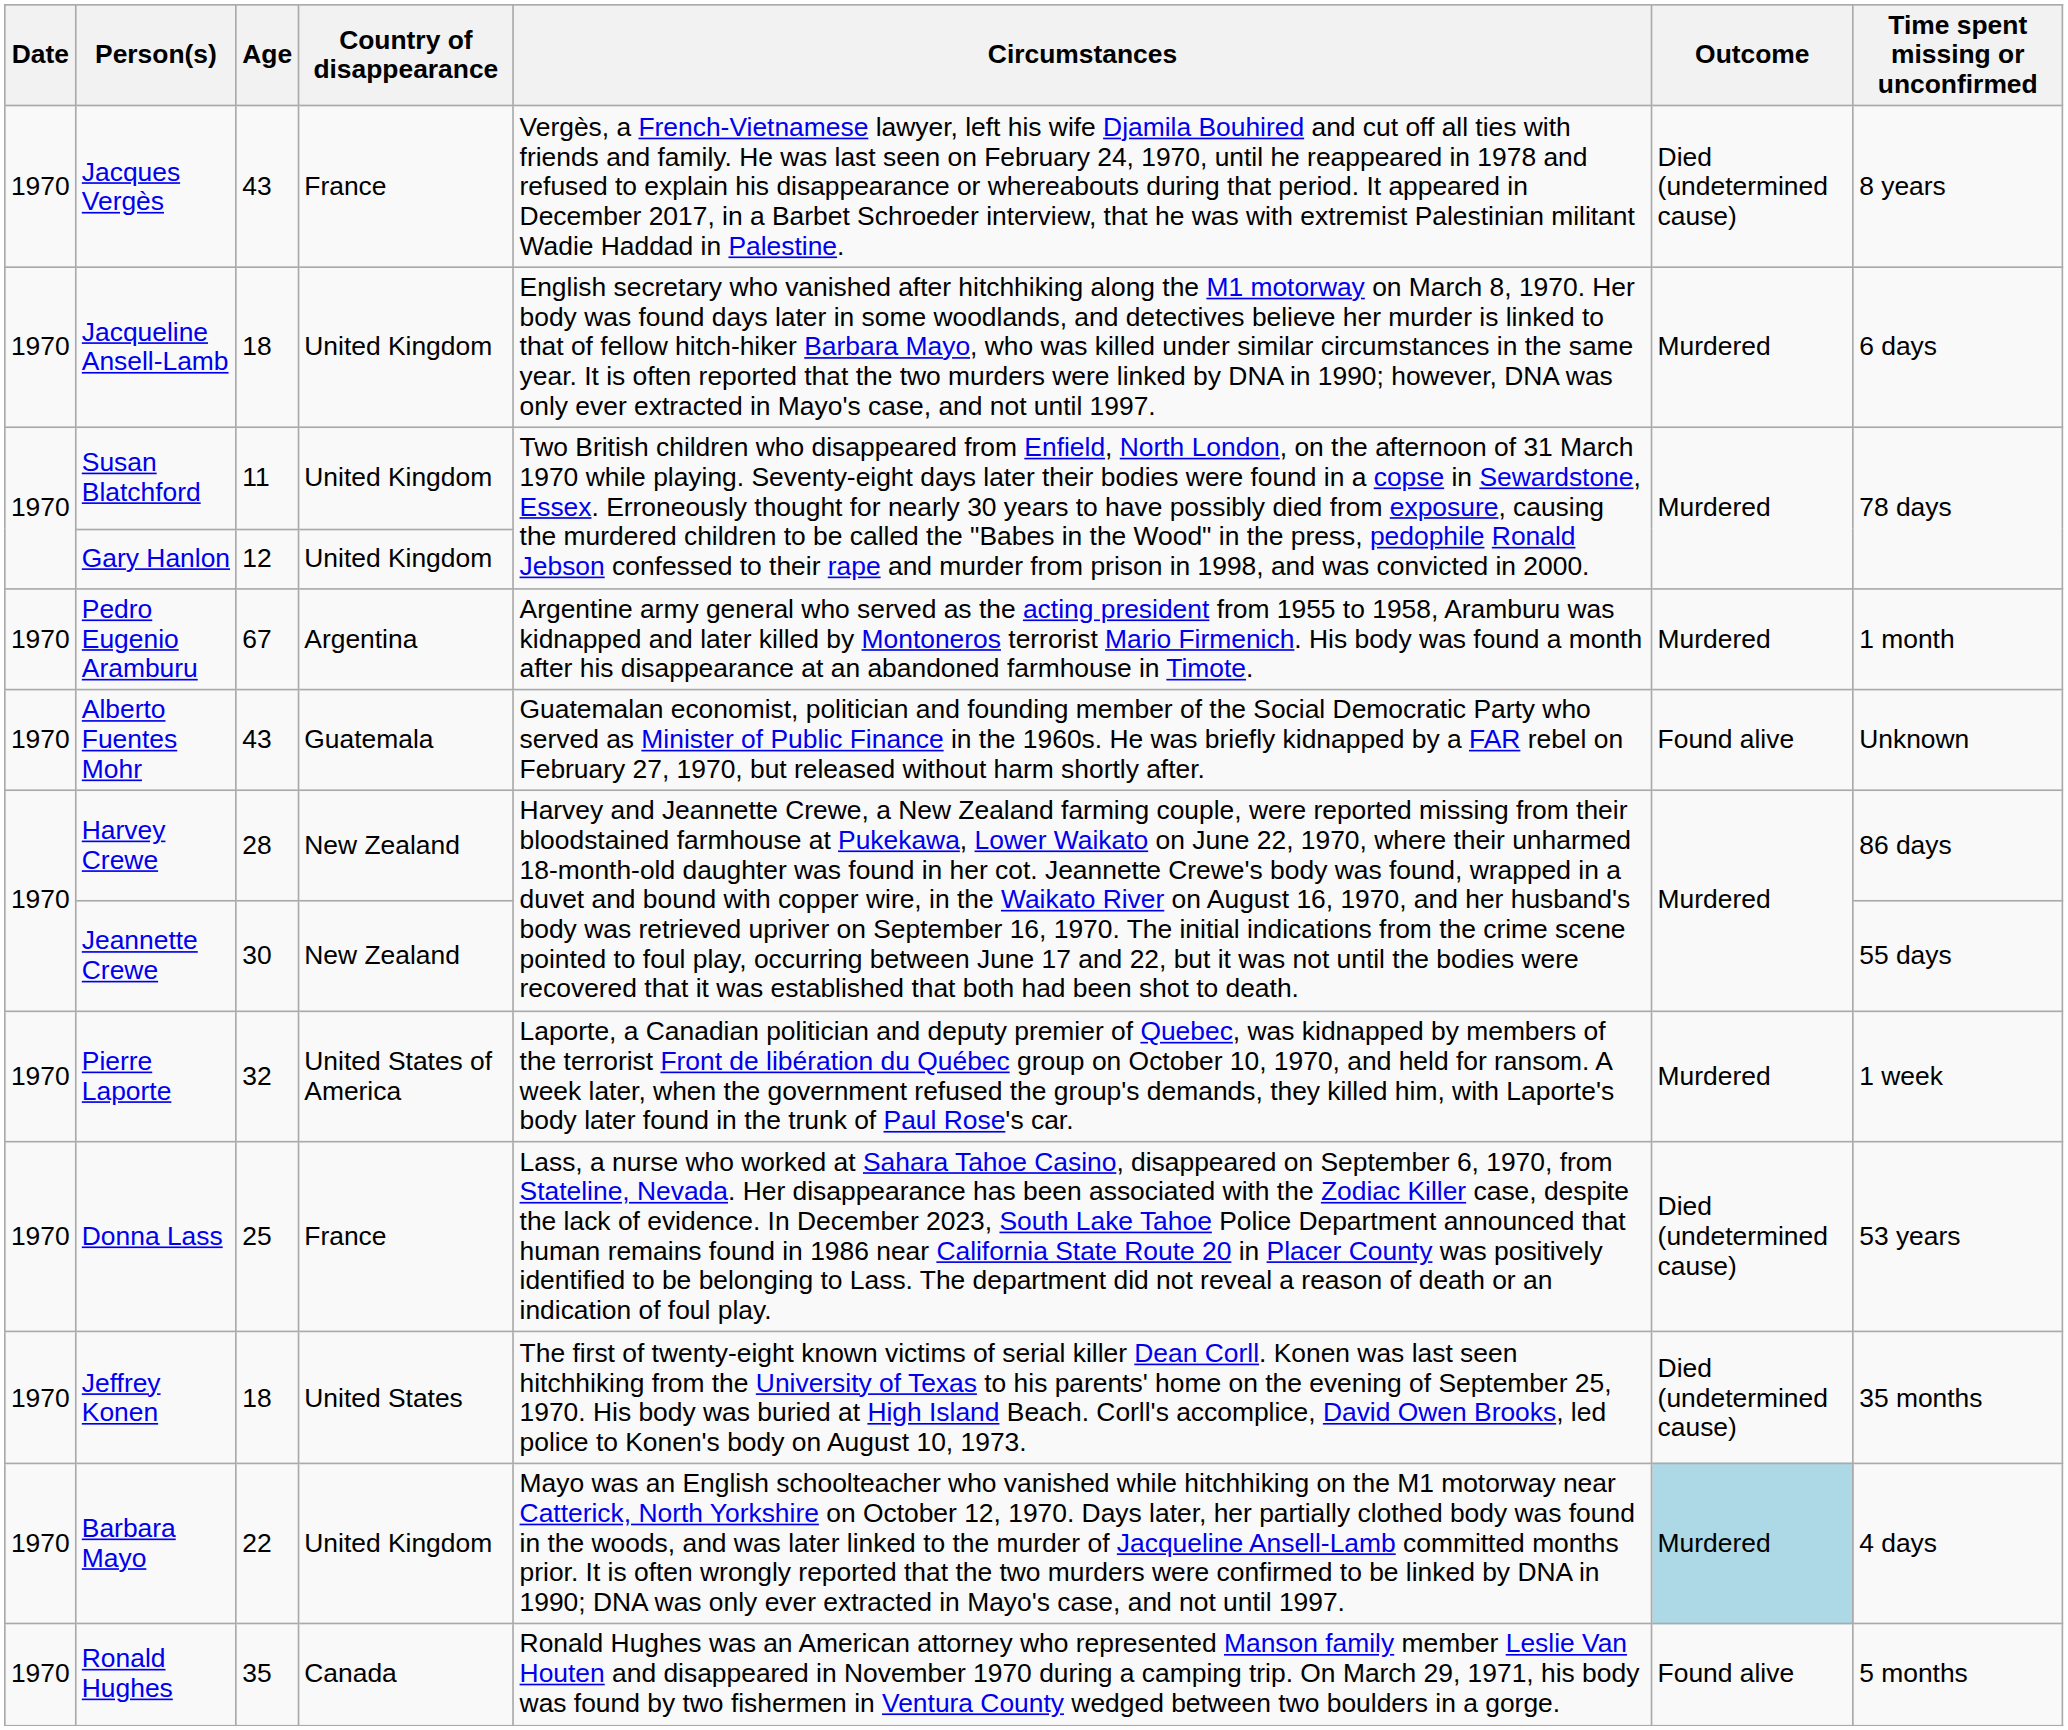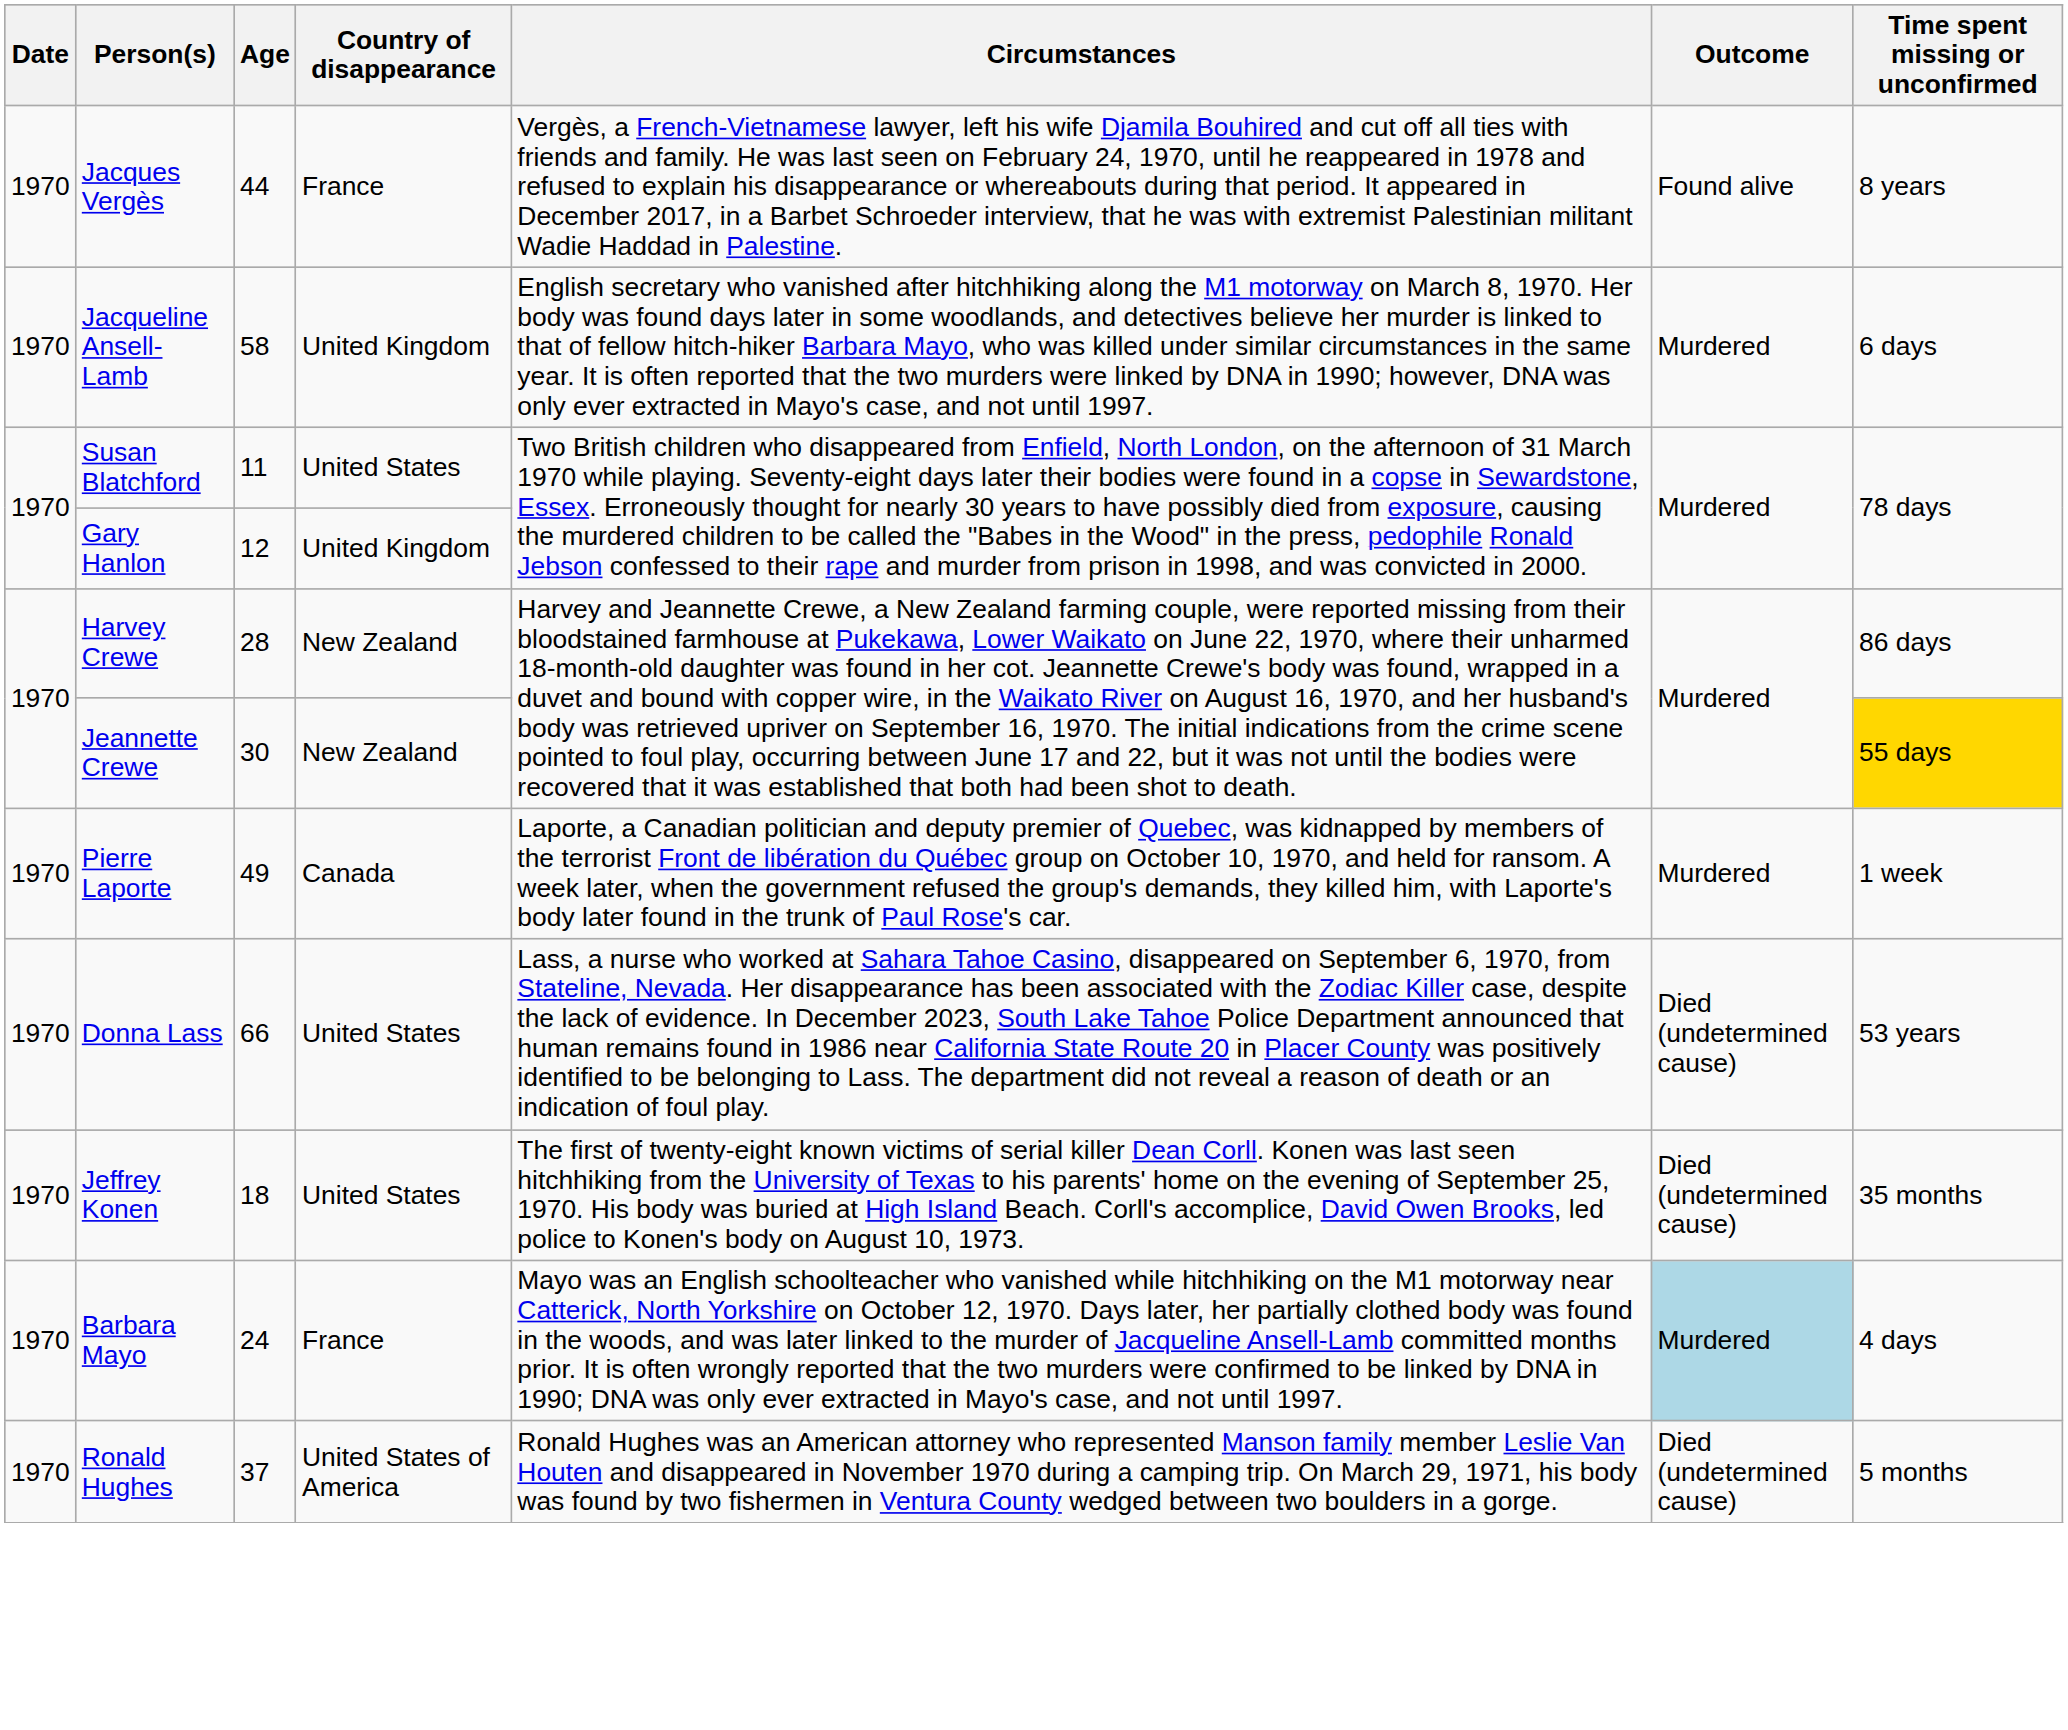(257, 186) 43 -> (255, 186) 44
(1743, 186) Died (undetermined cause) -> (1726, 186) Found alive
(257, 346) 18 -> (255, 346) 58
(398, 477) United Kingdom -> (381, 467) United States
- row: (140, 638)
- row: (130, 739)
(1905, 955) no background -> (1905, 752) gold background
(257, 1075) 32 -> (255, 873) 49
(398, 1075) United States of America -> (348, 873) Canada
(257, 1236) 25 -> (255, 1033) 66
(345, 1236) France -> (381, 1033) United States
(257, 1543) 22 -> (255, 1340) 24
(398, 1543) United Kingdom -> (343, 1340) France
(257, 1673) 35 -> (255, 1471) 37
(351, 1673) Canada -> (396, 1471) United States of America
(1726, 1673) Found alive -> (1743, 1471) Died (undetermined cause)
